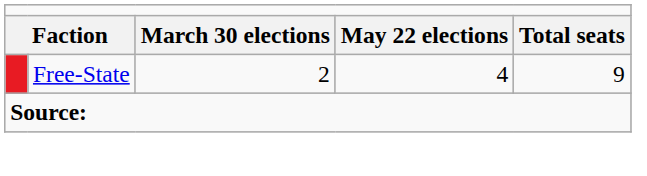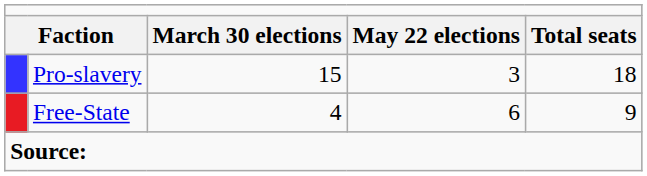+ row: (87, 73)
(324, 73) 2 -> (336, 112) 4
(502, 73) 4 -> (514, 112) 6
